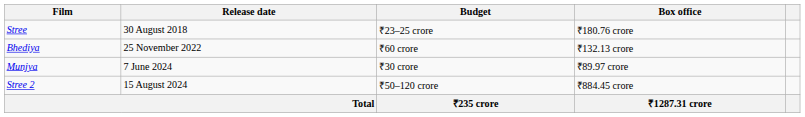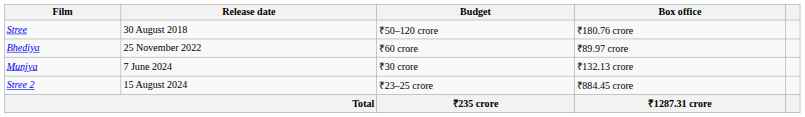(406, 30) ₹23–25 crore -> (409, 30) ₹50–120 crore
(605, 48) ₹132.13 crore -> (602, 48) ₹89.97 crore
(602, 67) ₹89.97 crore -> (605, 67) ₹132.13 crore
(409, 85) ₹50–120 crore -> (406, 85) ₹23–25 crore
